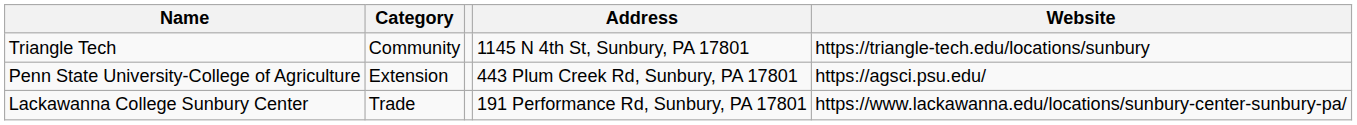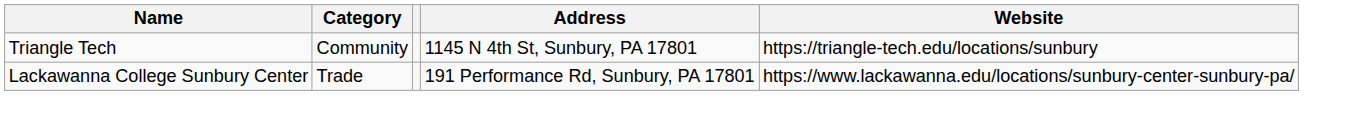- row: (185, 76)
